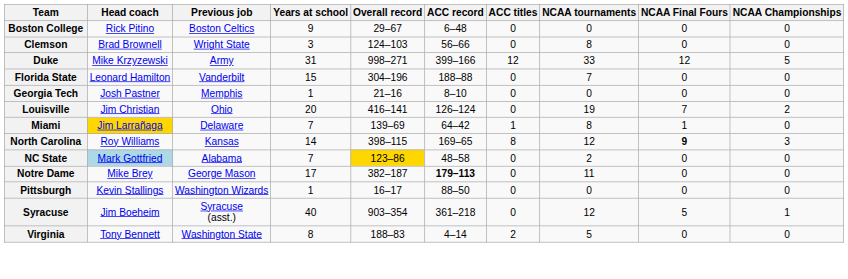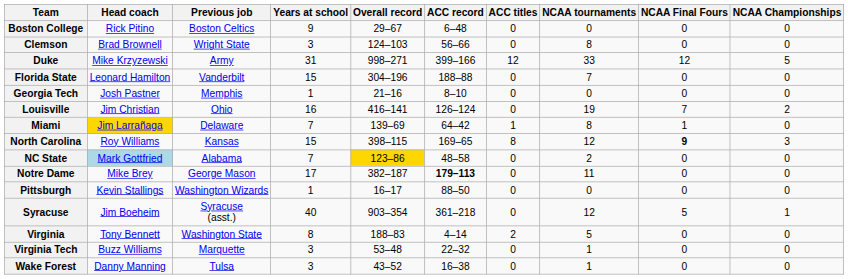(311, 110) 20 -> (311, 110) 16
(311, 142) 14 -> (311, 142) 15
+ row: (46, 250)
+ row: (46, 266)
